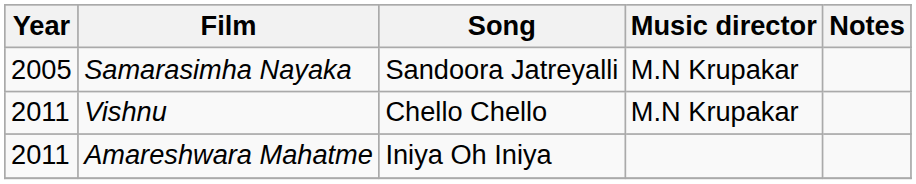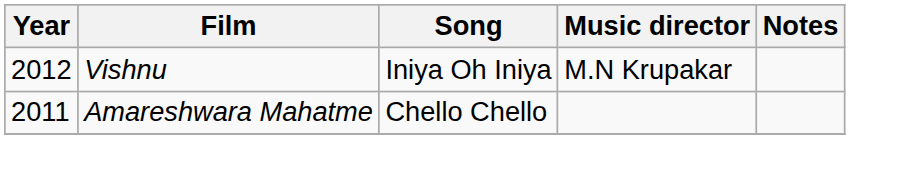- row: (218, 69)
(40, 112) 2011 -> (41, 69) 2012
(466, 112) Chello Chello -> (469, 69) Iniya Oh Iniya
(469, 155) Iniya Oh Iniya -> (466, 112) Chello Chello
